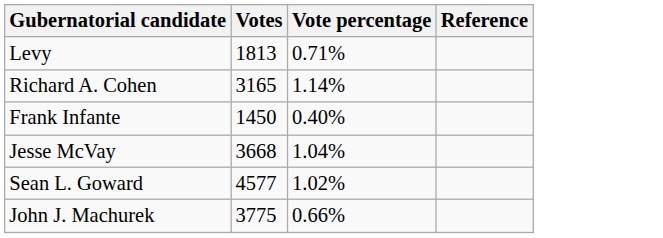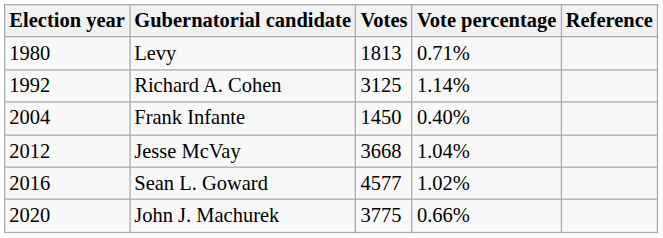+ column: (67, 20)
(256, 85) 3165 -> (381, 85) 3125
